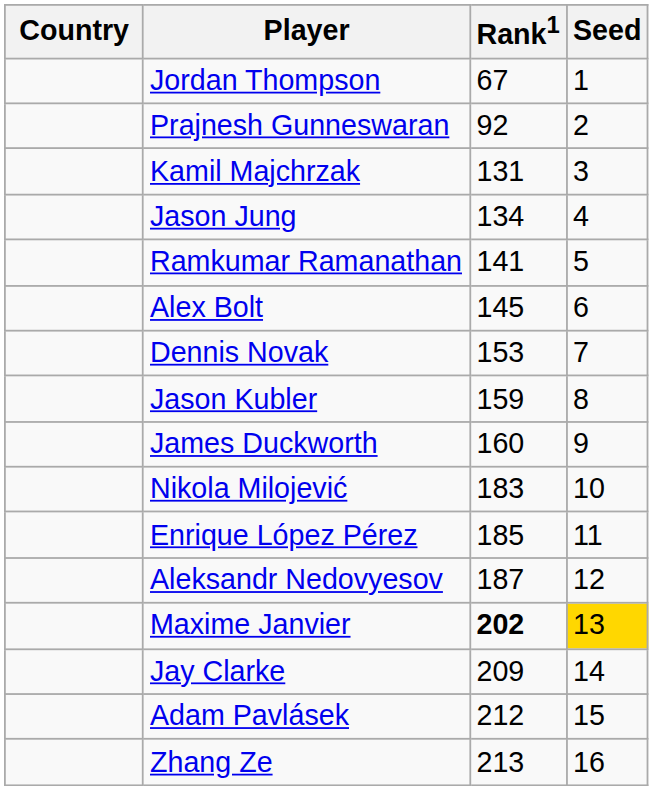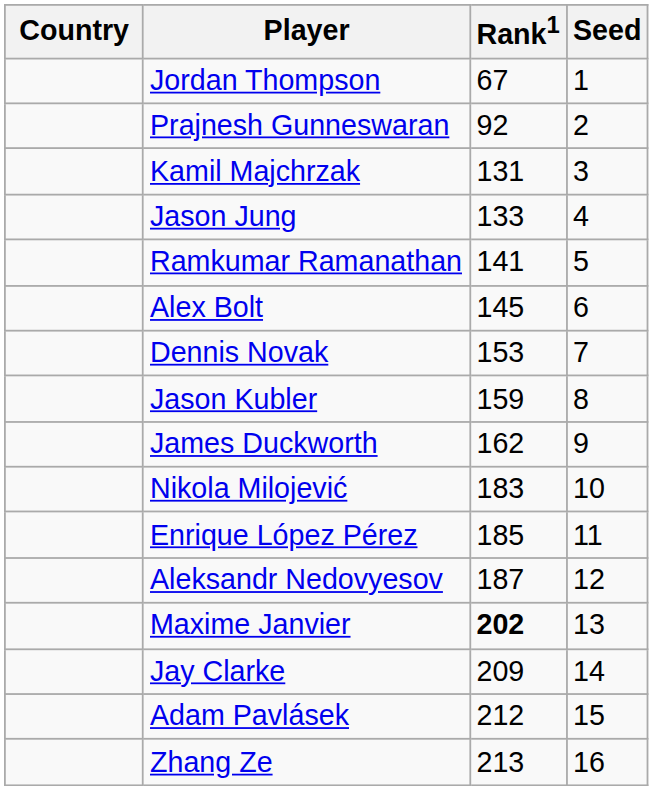(500, 216) 134 -> (500, 216) 133
(500, 443) 160 -> (500, 443) 162
(589, 625) gold background -> (589, 625) no background
